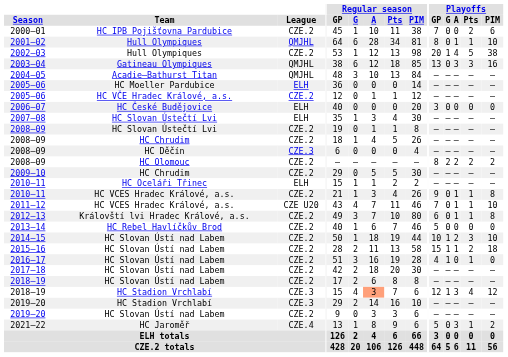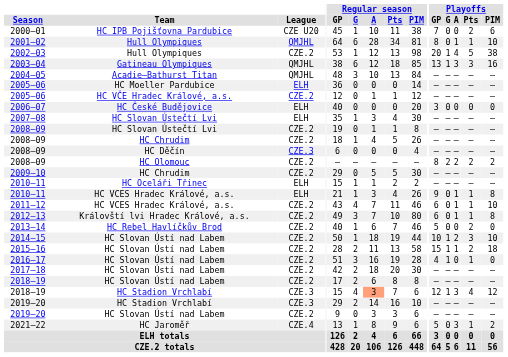(301, 31) CZE.2 -> (301, 31) CZE U20
(448, 64) 0 -> (448, 64) 1
(301, 194) CZE.2 -> (301, 194) ELH
(301, 205) CZE U20 -> (301, 205) CZE.2
(436, 205) 7 -> (436, 205) 6
(471, 227) 0 -> (471, 227) 2
